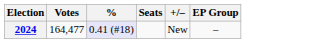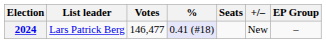+ column: (87, 13)
(67, 30) 164,477 -> (147, 30) 146,477
